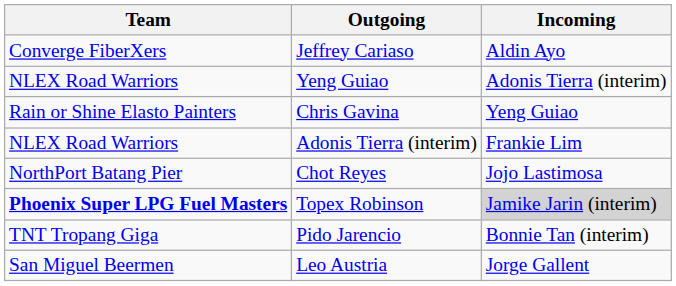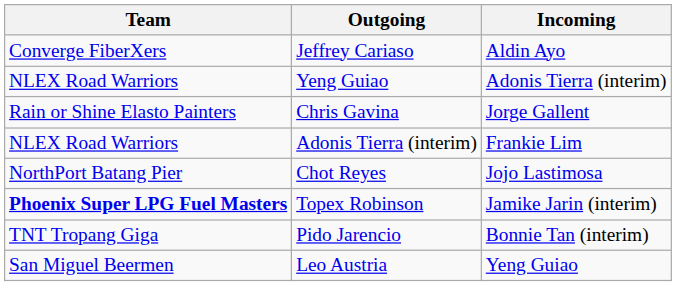(532, 111) Yeng Guiao -> (538, 111) Jorge Gallent
(571, 204) lightgrey background -> (571, 204) no background
(538, 265) Jorge Gallent -> (532, 265) Yeng Guiao
